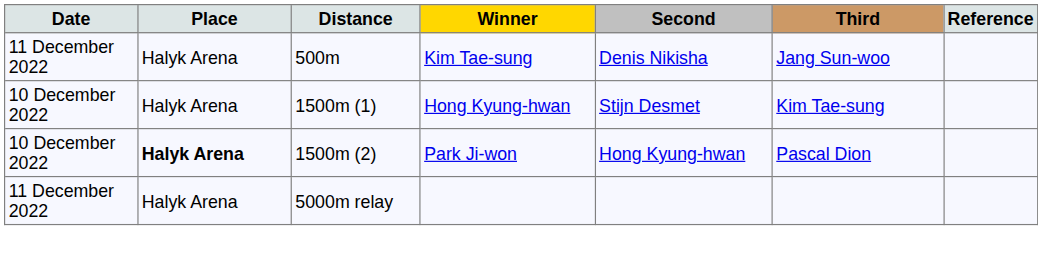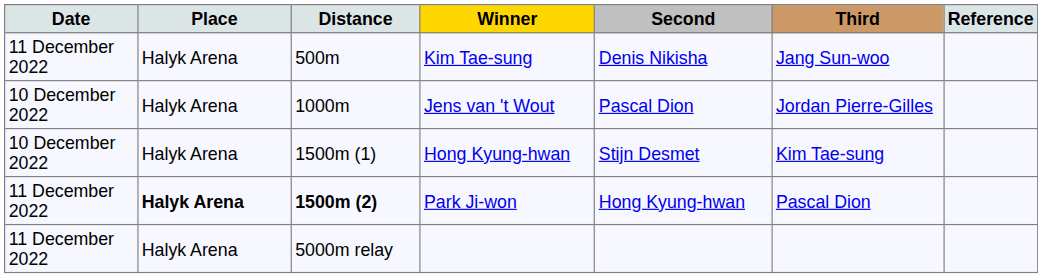+ row: (489, 105)
(62, 153) 10 December 2022 -> (61, 201) 11 December 2022
(336, 153) normal -> (336, 201) bold
